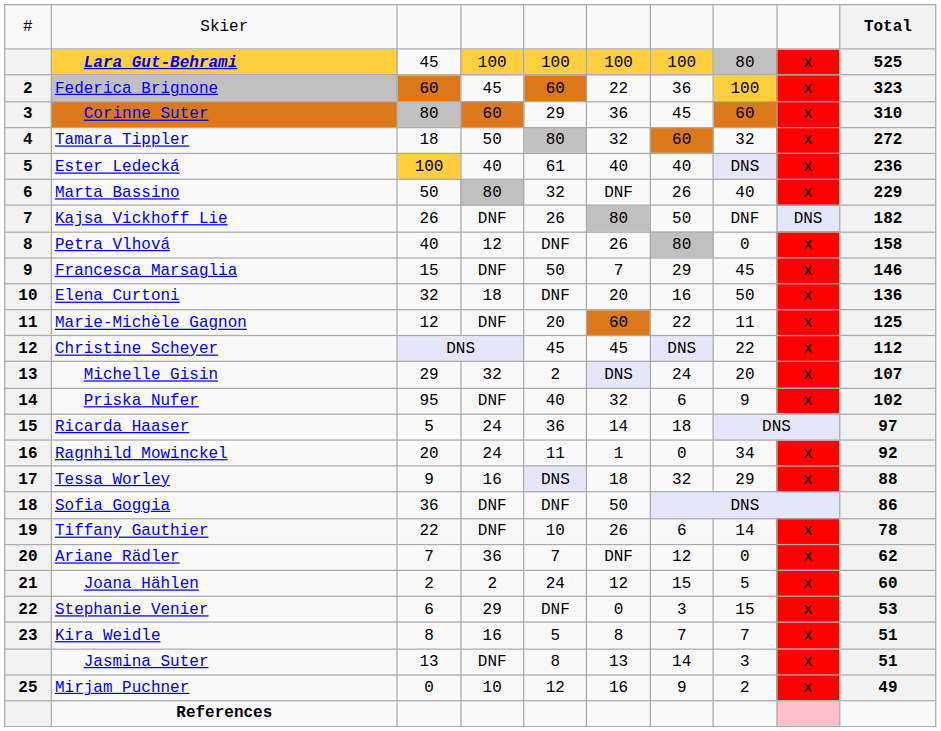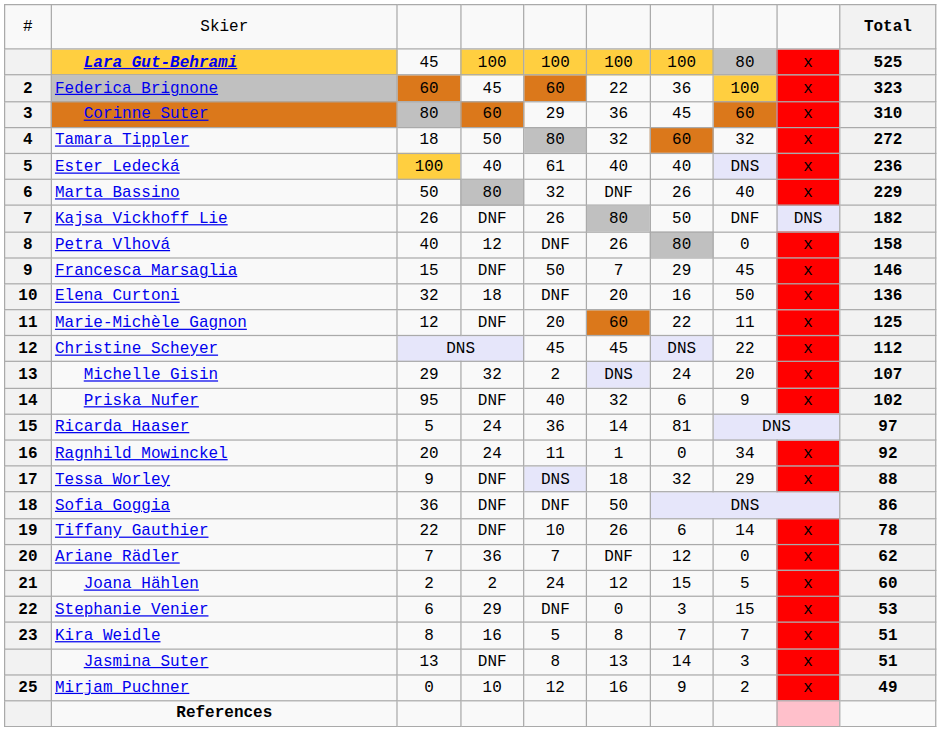(682, 427) 18 -> (682, 427) 81
(492, 479) 16 -> (492, 479) DNF
